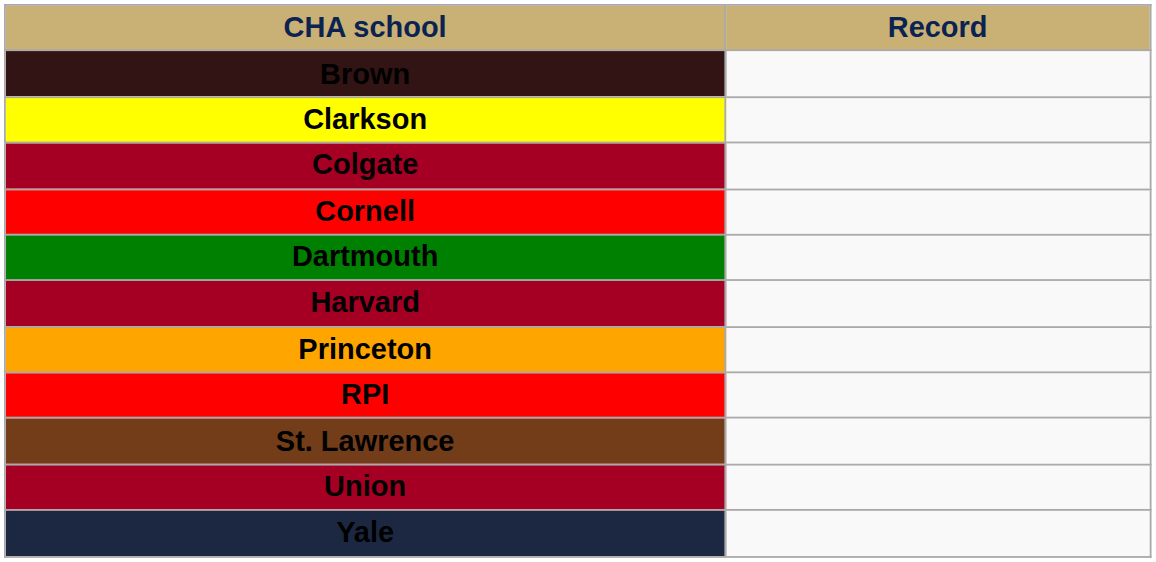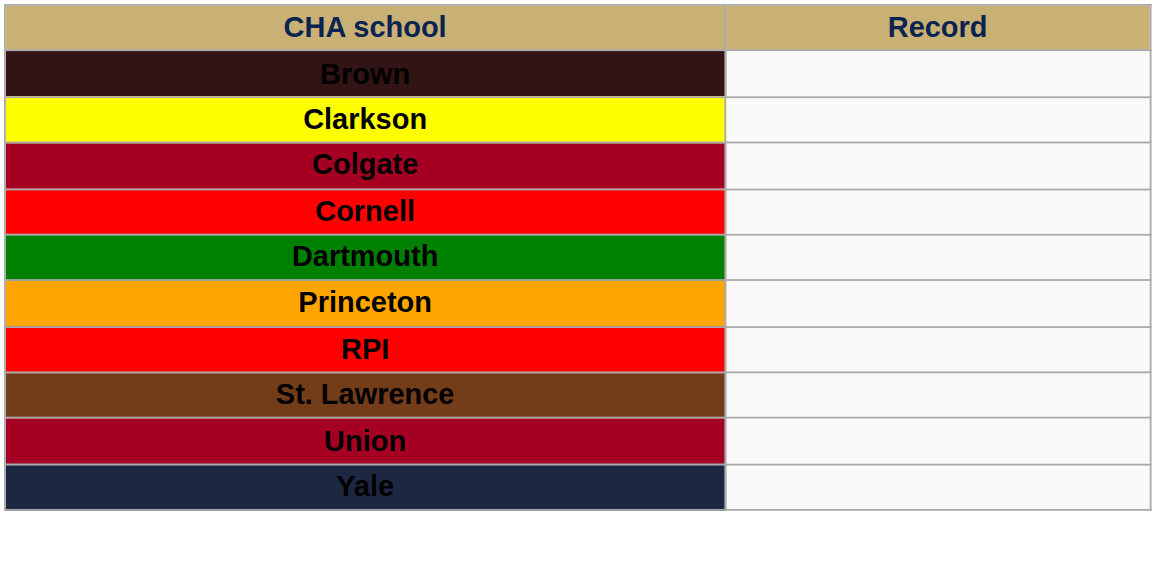- row: (365, 303)
